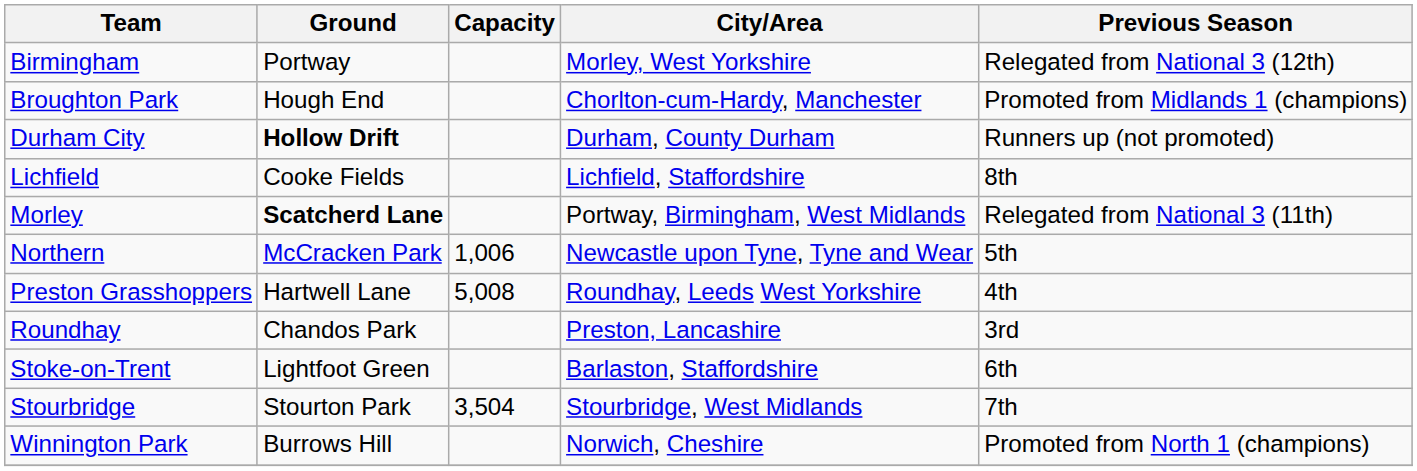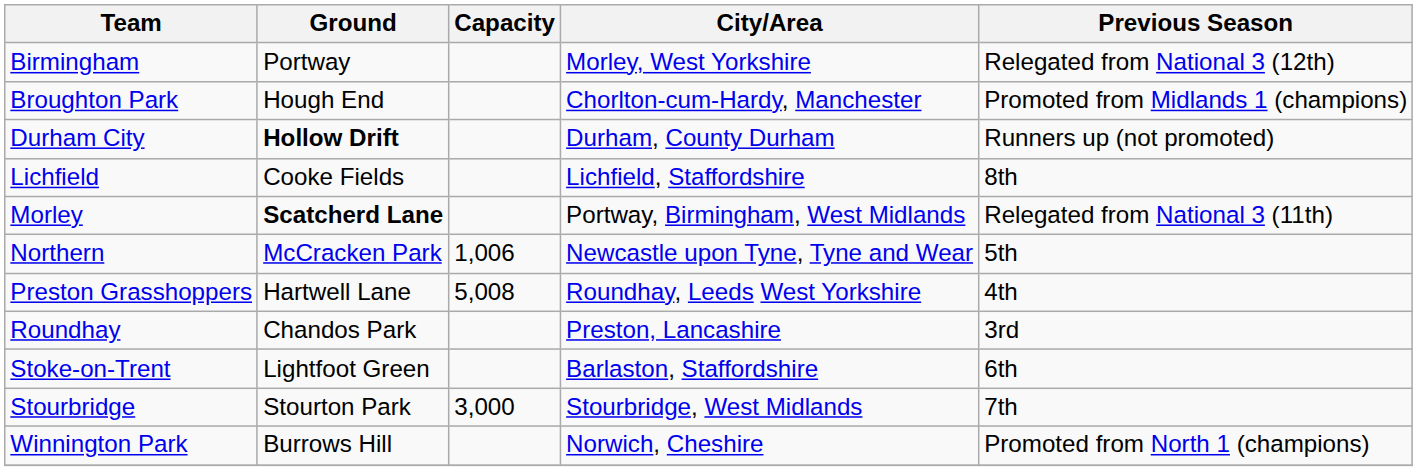(484, 406) 3,504 -> (484, 406) 3,000
